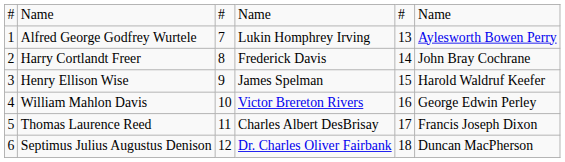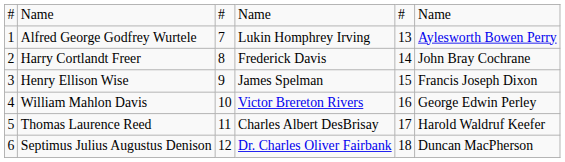(482, 80) Harold Waldruf Keefer -> (478, 80) Francis Joseph Dixon
(478, 124) Francis Joseph Dixon -> (482, 124) Harold Waldruf Keefer
